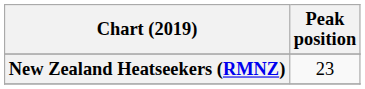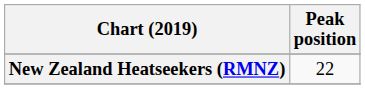(325, 68) 23 -> (325, 68) 22
